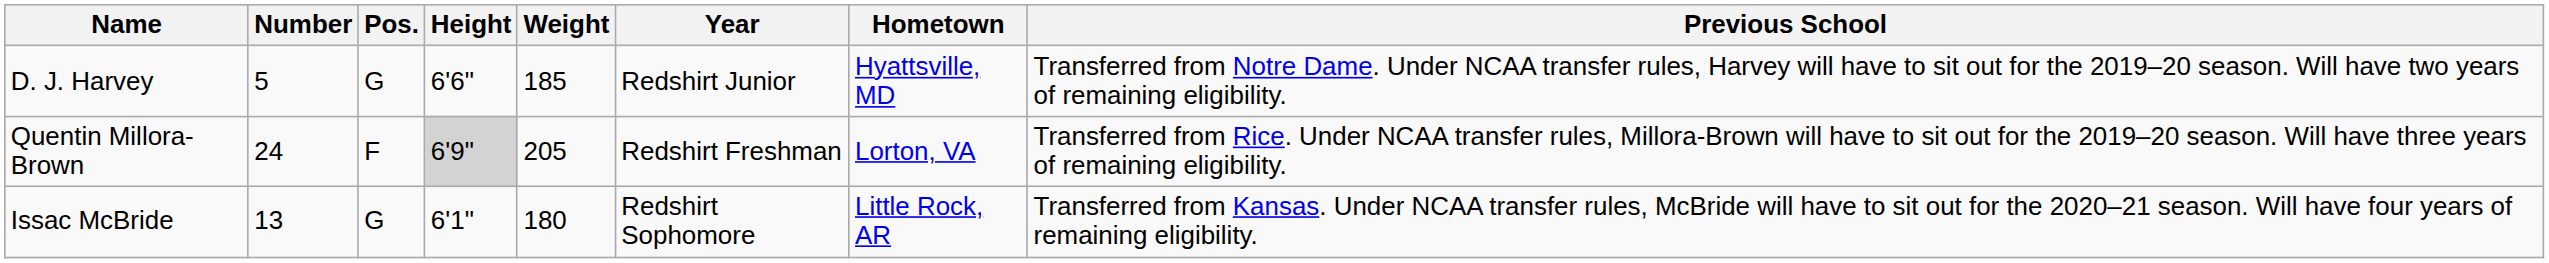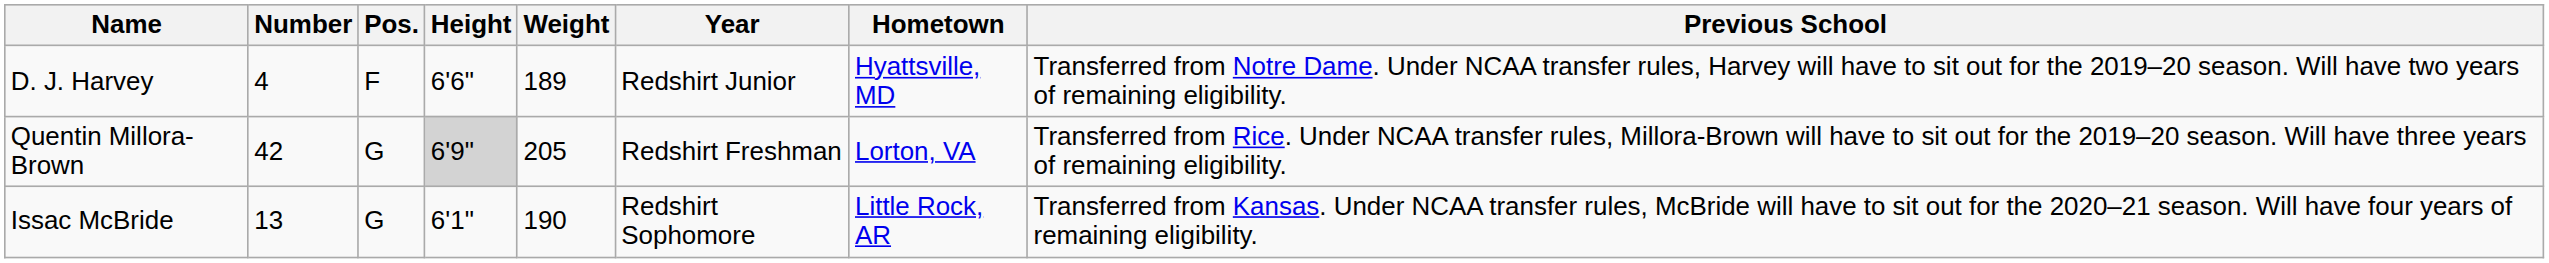(262, 80) 5 -> (262, 80) 4
(374, 80) G -> (372, 80) F
(545, 80) 185 -> (545, 80) 189
(269, 151) 24 -> (269, 151) 42
(372, 151) F -> (374, 151) G
(545, 221) 180 -> (545, 221) 190
